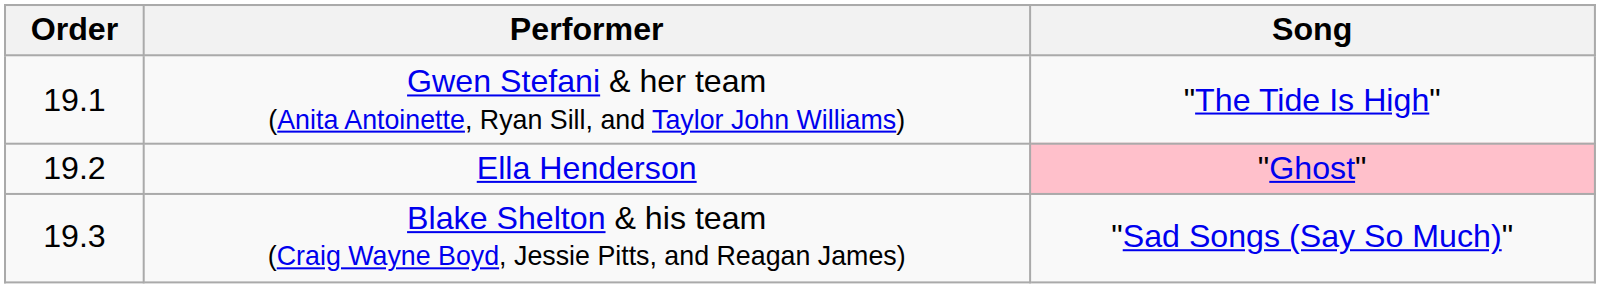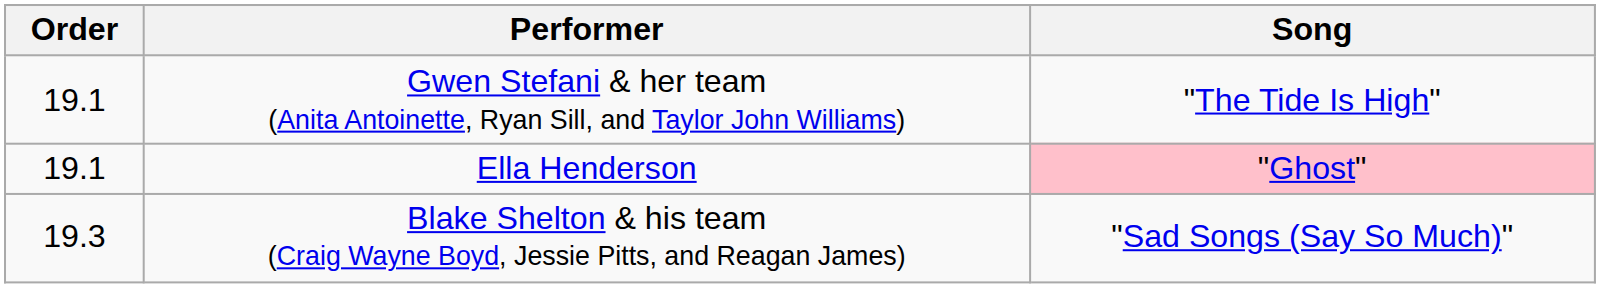(74, 168) 19.2 -> (74, 168) 19.1
